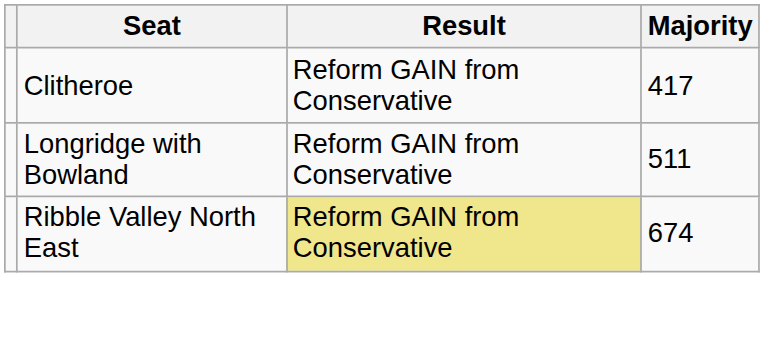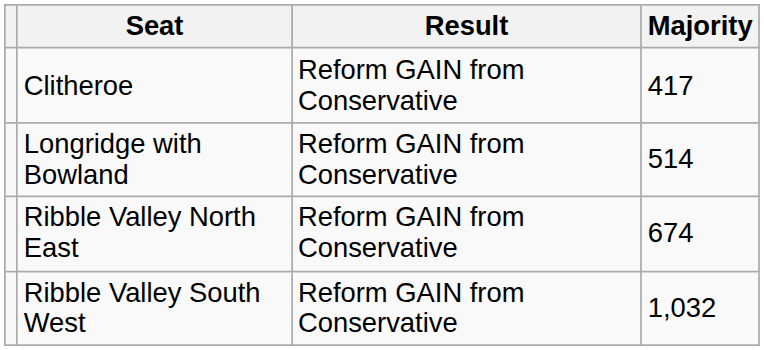(670, 159) 511 -> (671, 159) 514
(406, 233) khaki background -> (411, 233) no background
+ row: (142, 307)
